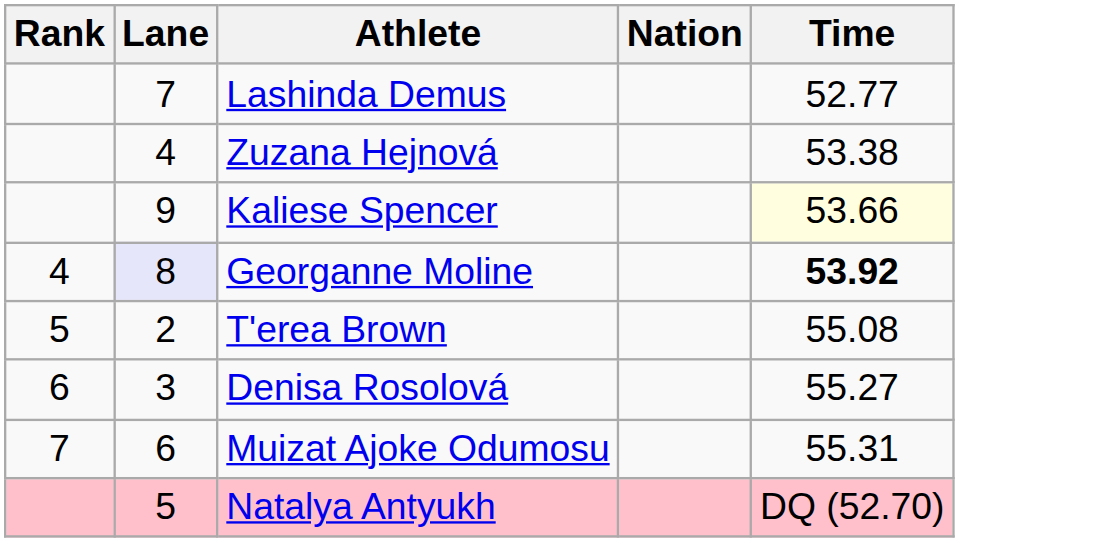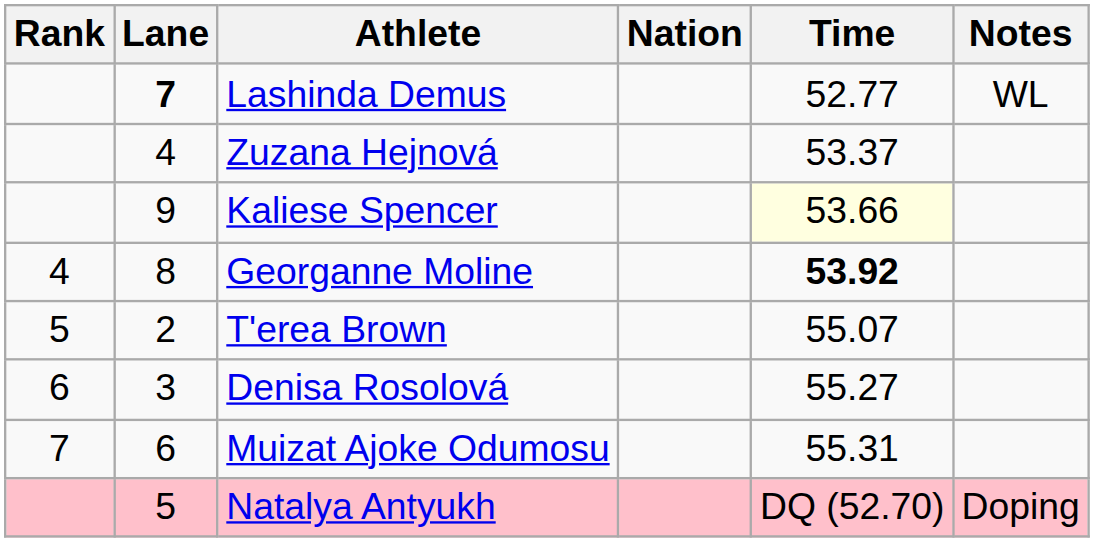+ column: (1021, 34)
(166, 93) normal -> (166, 93) bold
(852, 152) 53.38 -> (852, 152) 53.37
(166, 270) lavender background -> (166, 270) no background
(852, 329) 55.08 -> (852, 329) 55.07
